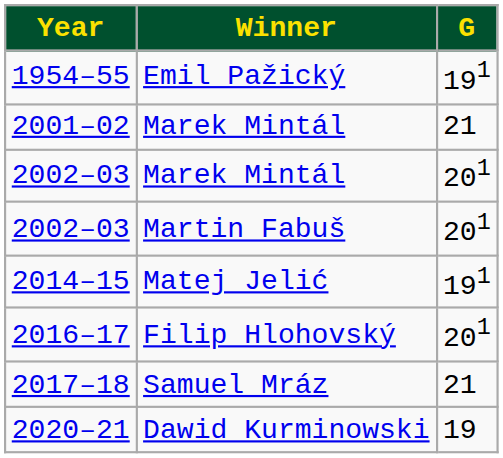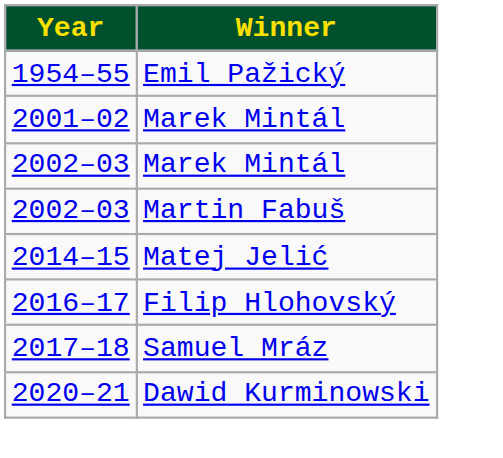- column: (467, 28)
